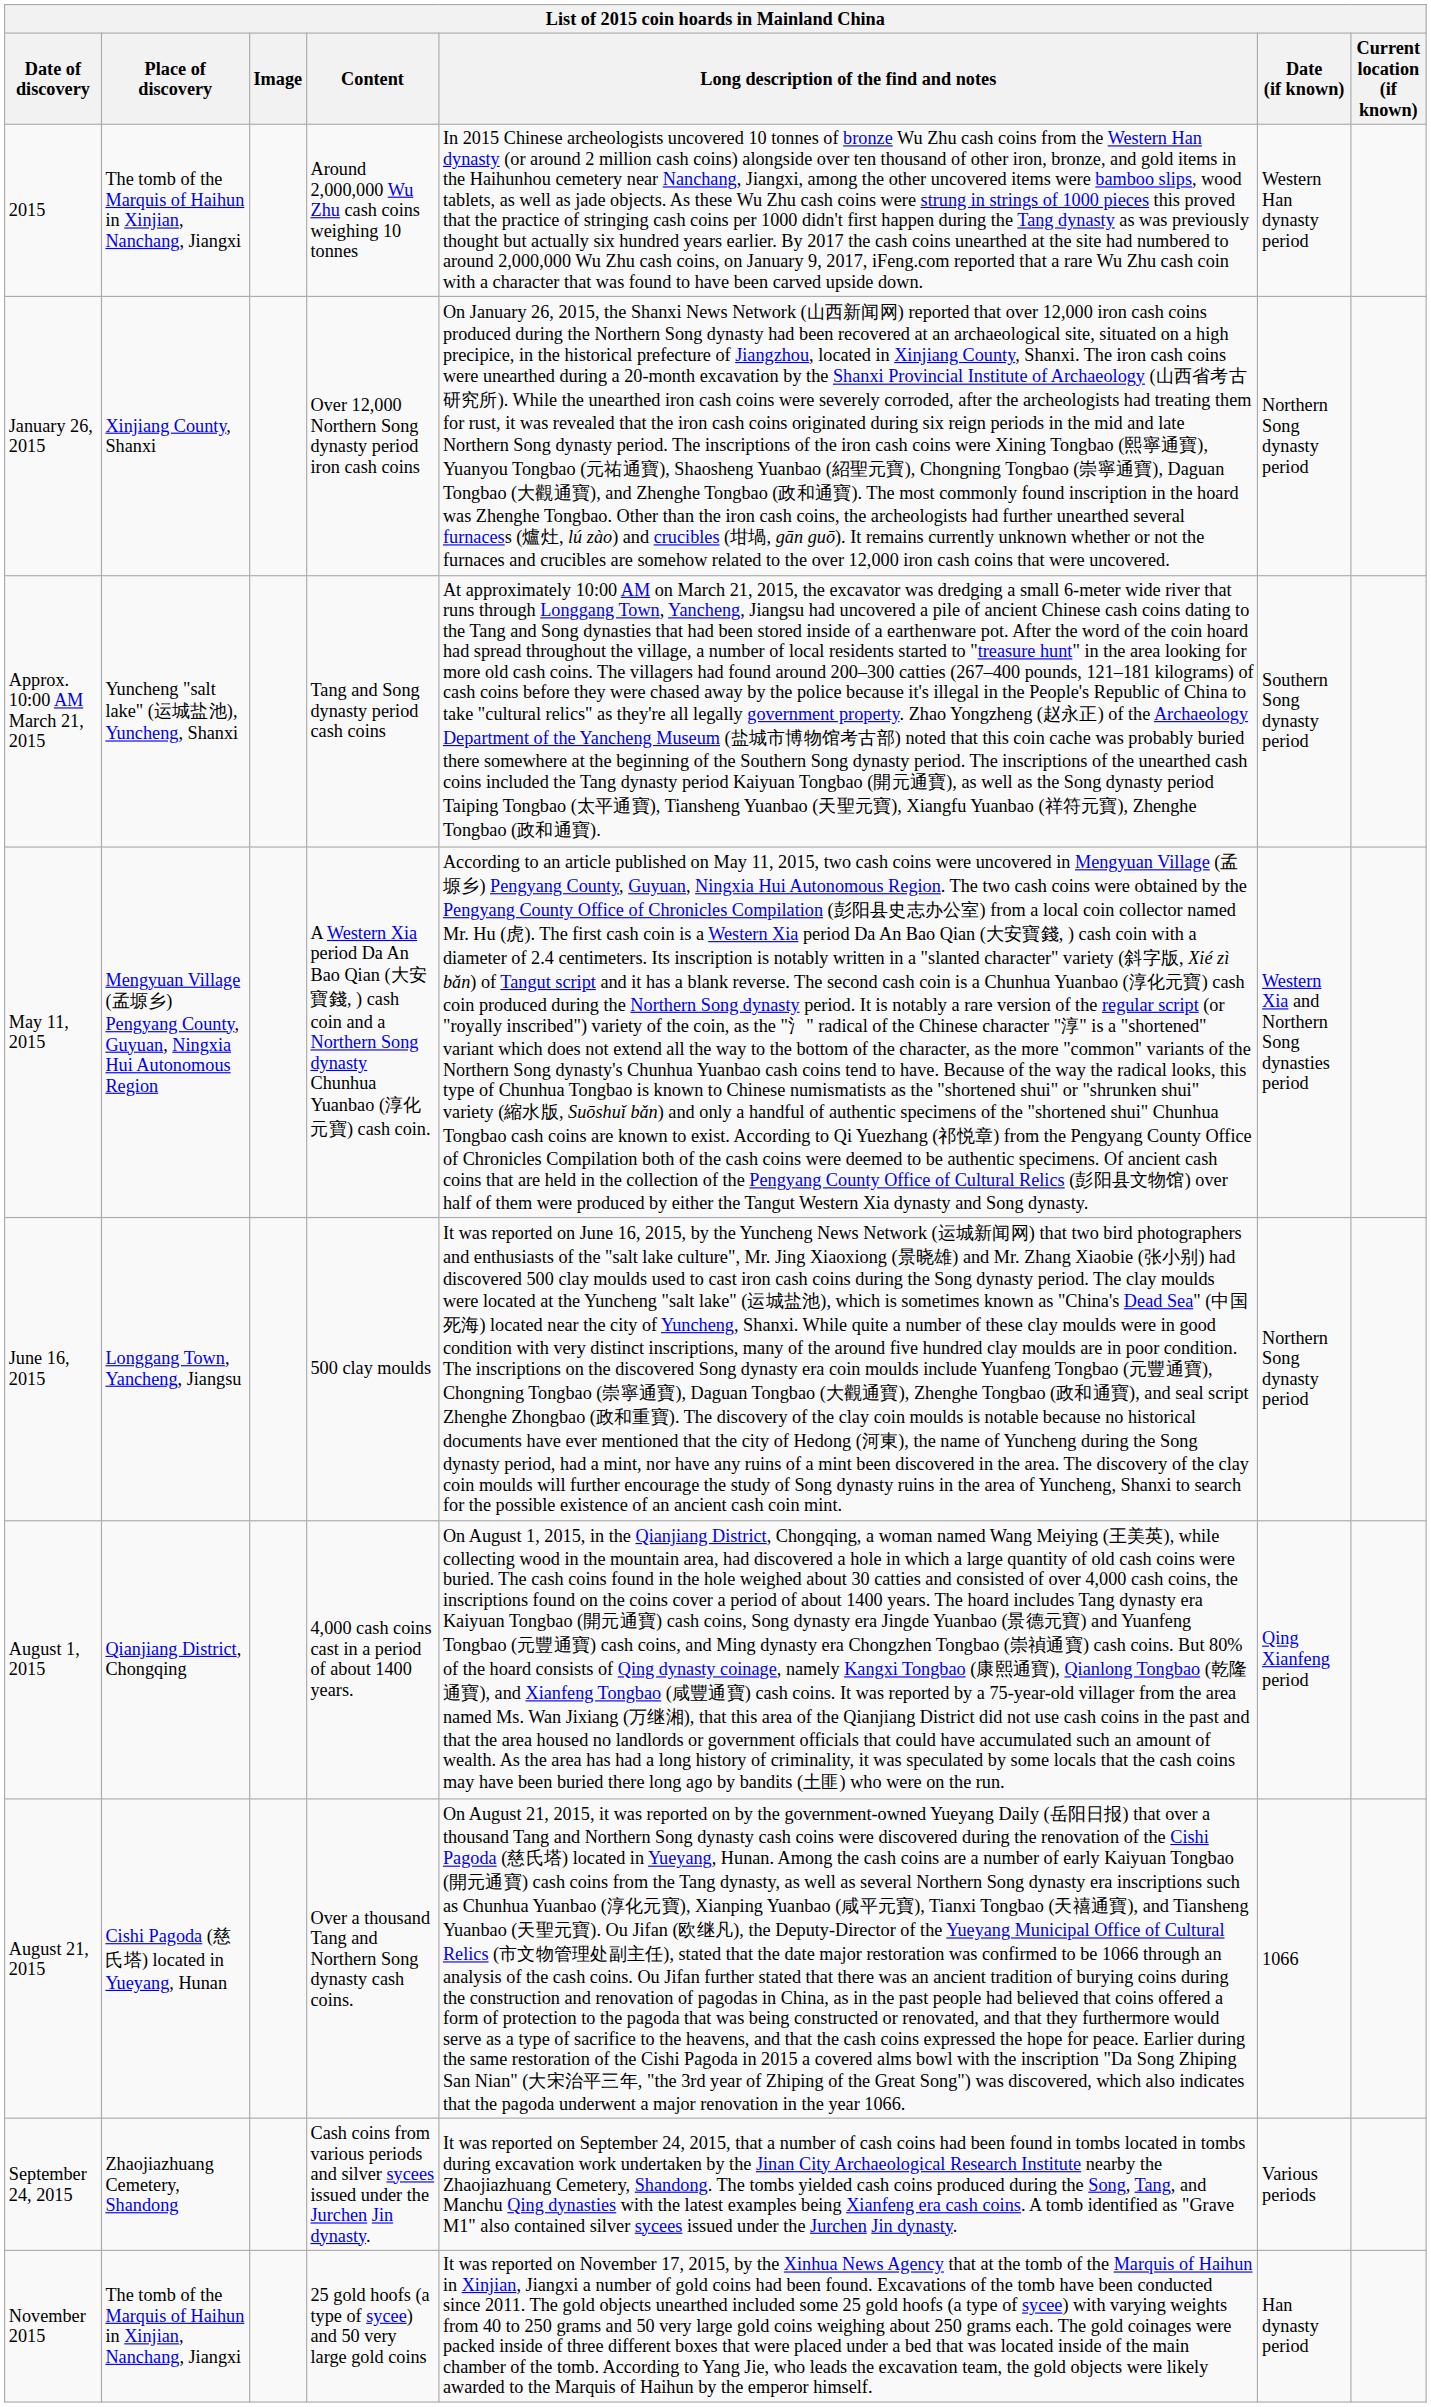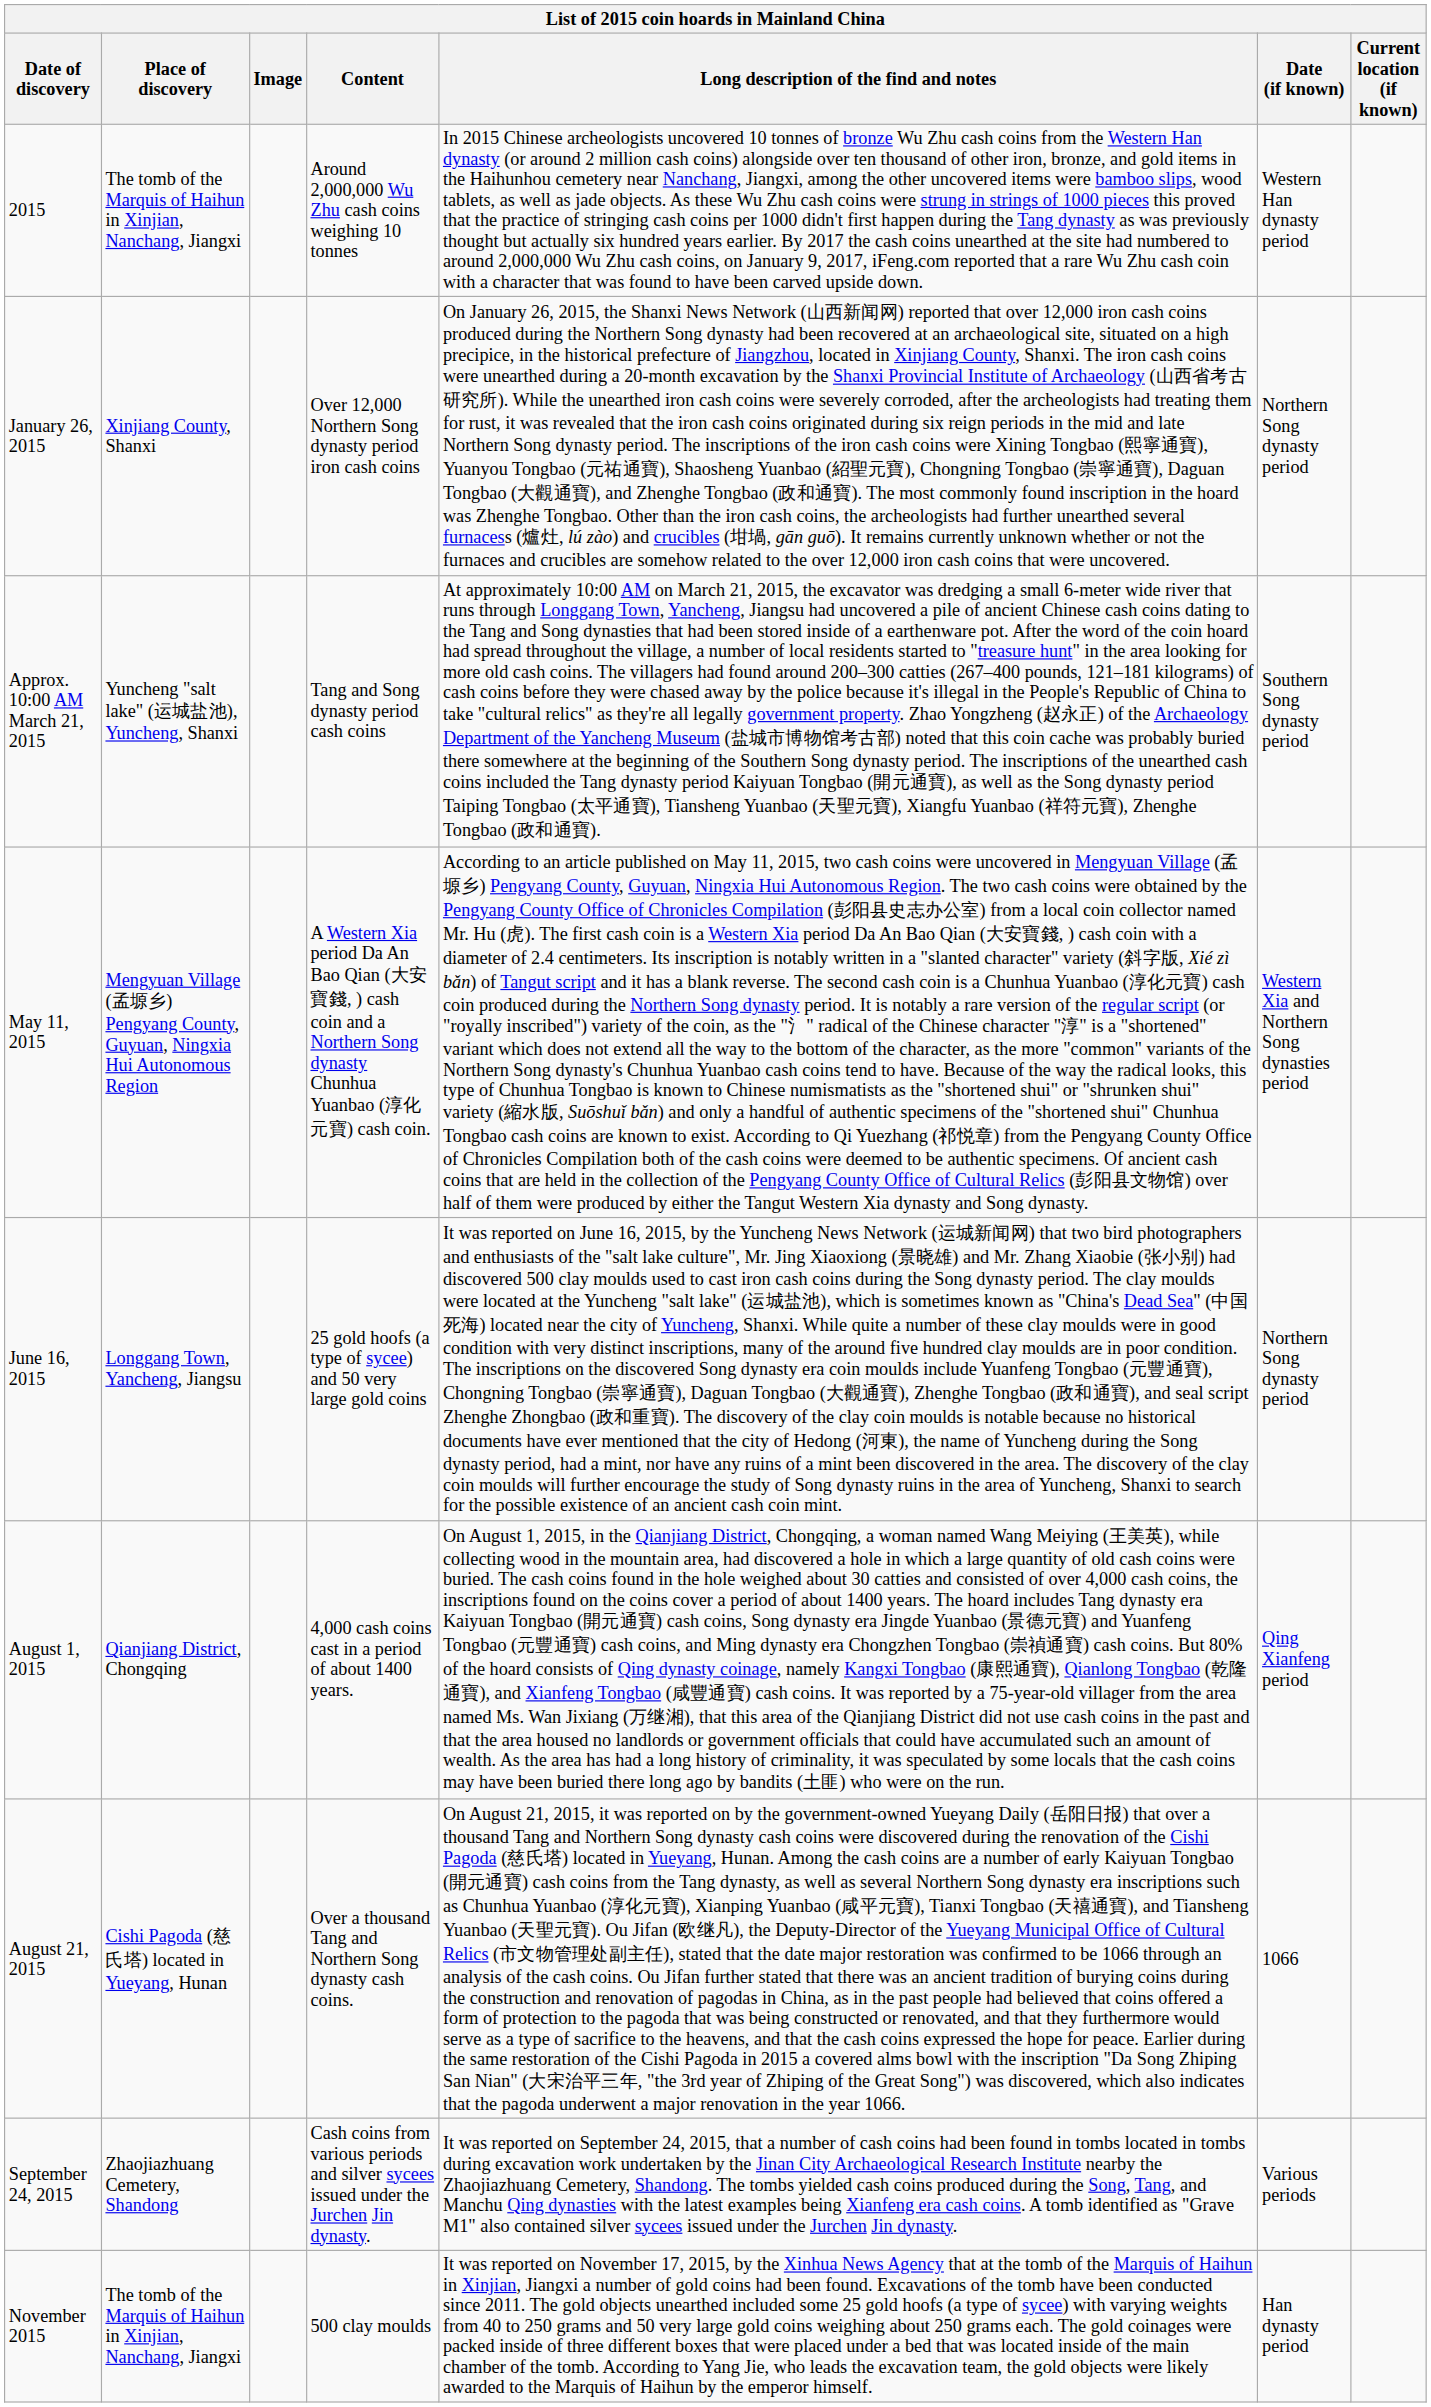(371, 1369) 500 clay moulds -> (370, 1369) 25 gold hoofs (a type of sycee) and 50 very large gold coins
(370, 2326) 25 gold hoofs (a type of sycee) and 50 very large gold coins -> (371, 2326) 500 clay moulds
